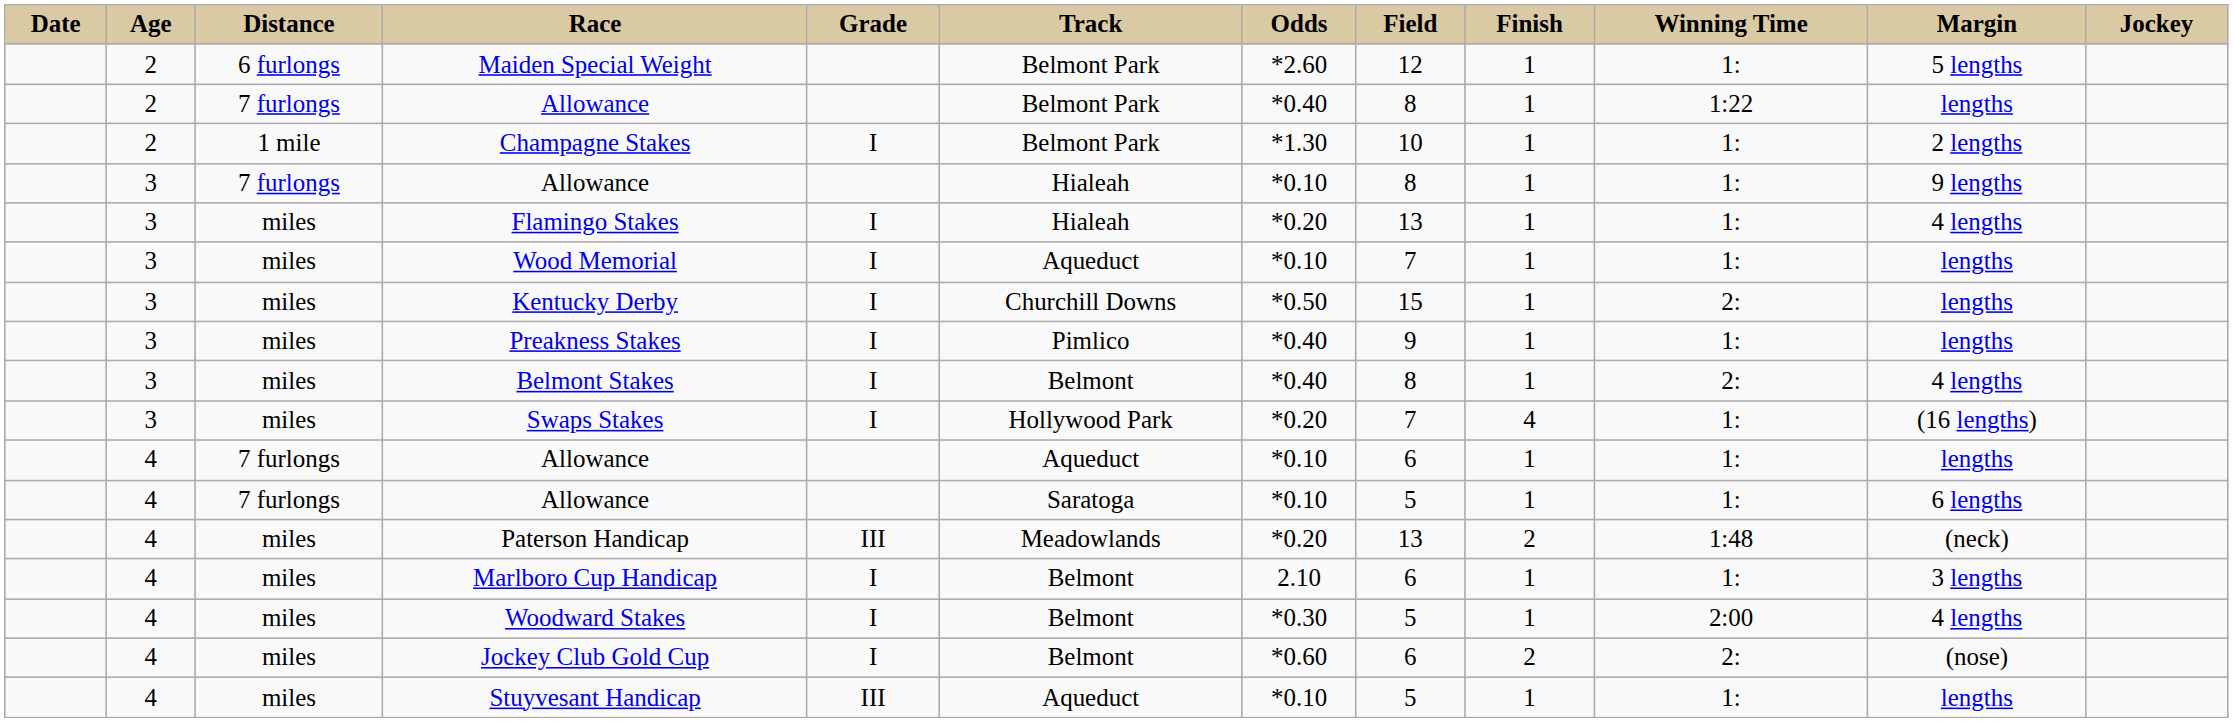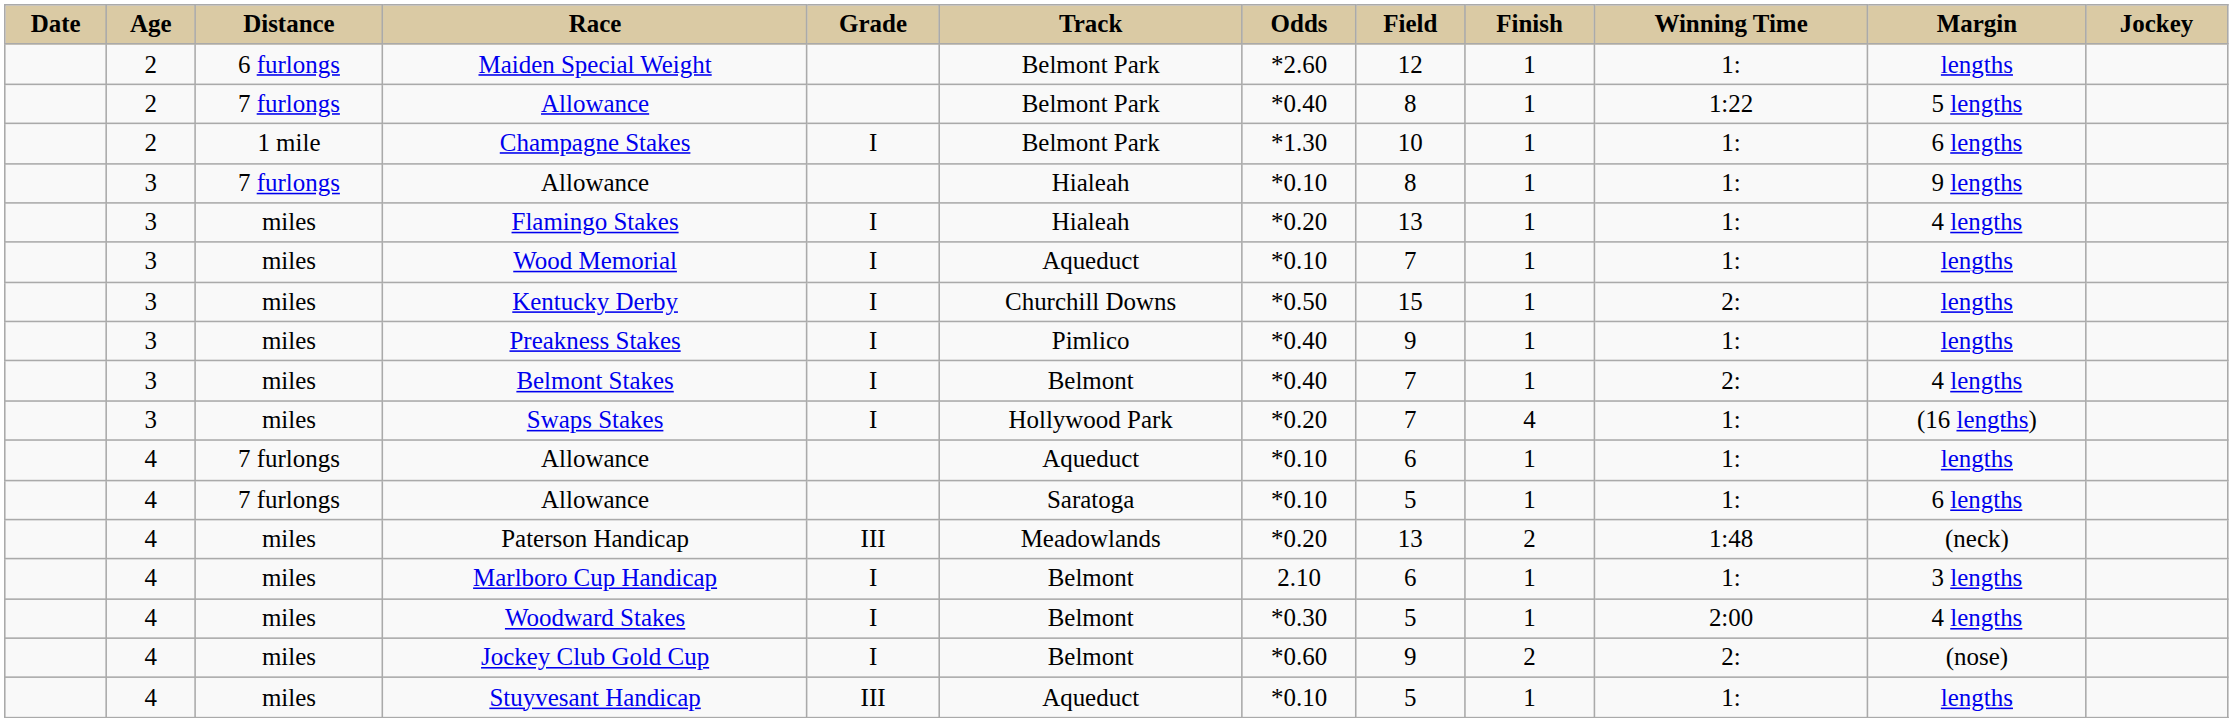(1977, 63) 5 lengths -> (1977, 63) lengths
(1977, 103) lengths -> (1977, 103) 5 lengths
(1977, 143) 2 lengths -> (1977, 143) 6 lengths
(1410, 380) 8 -> (1410, 380) 7
(1410, 657) 6 -> (1410, 657) 9
